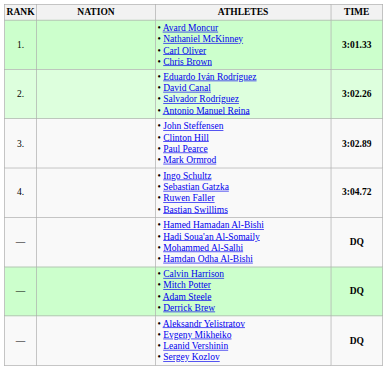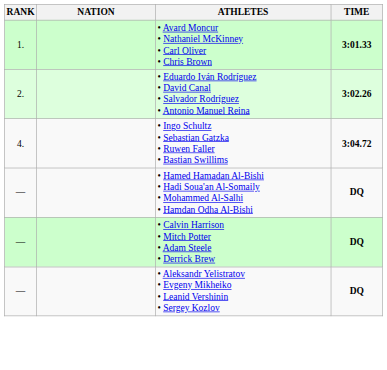- row: (190, 143)
